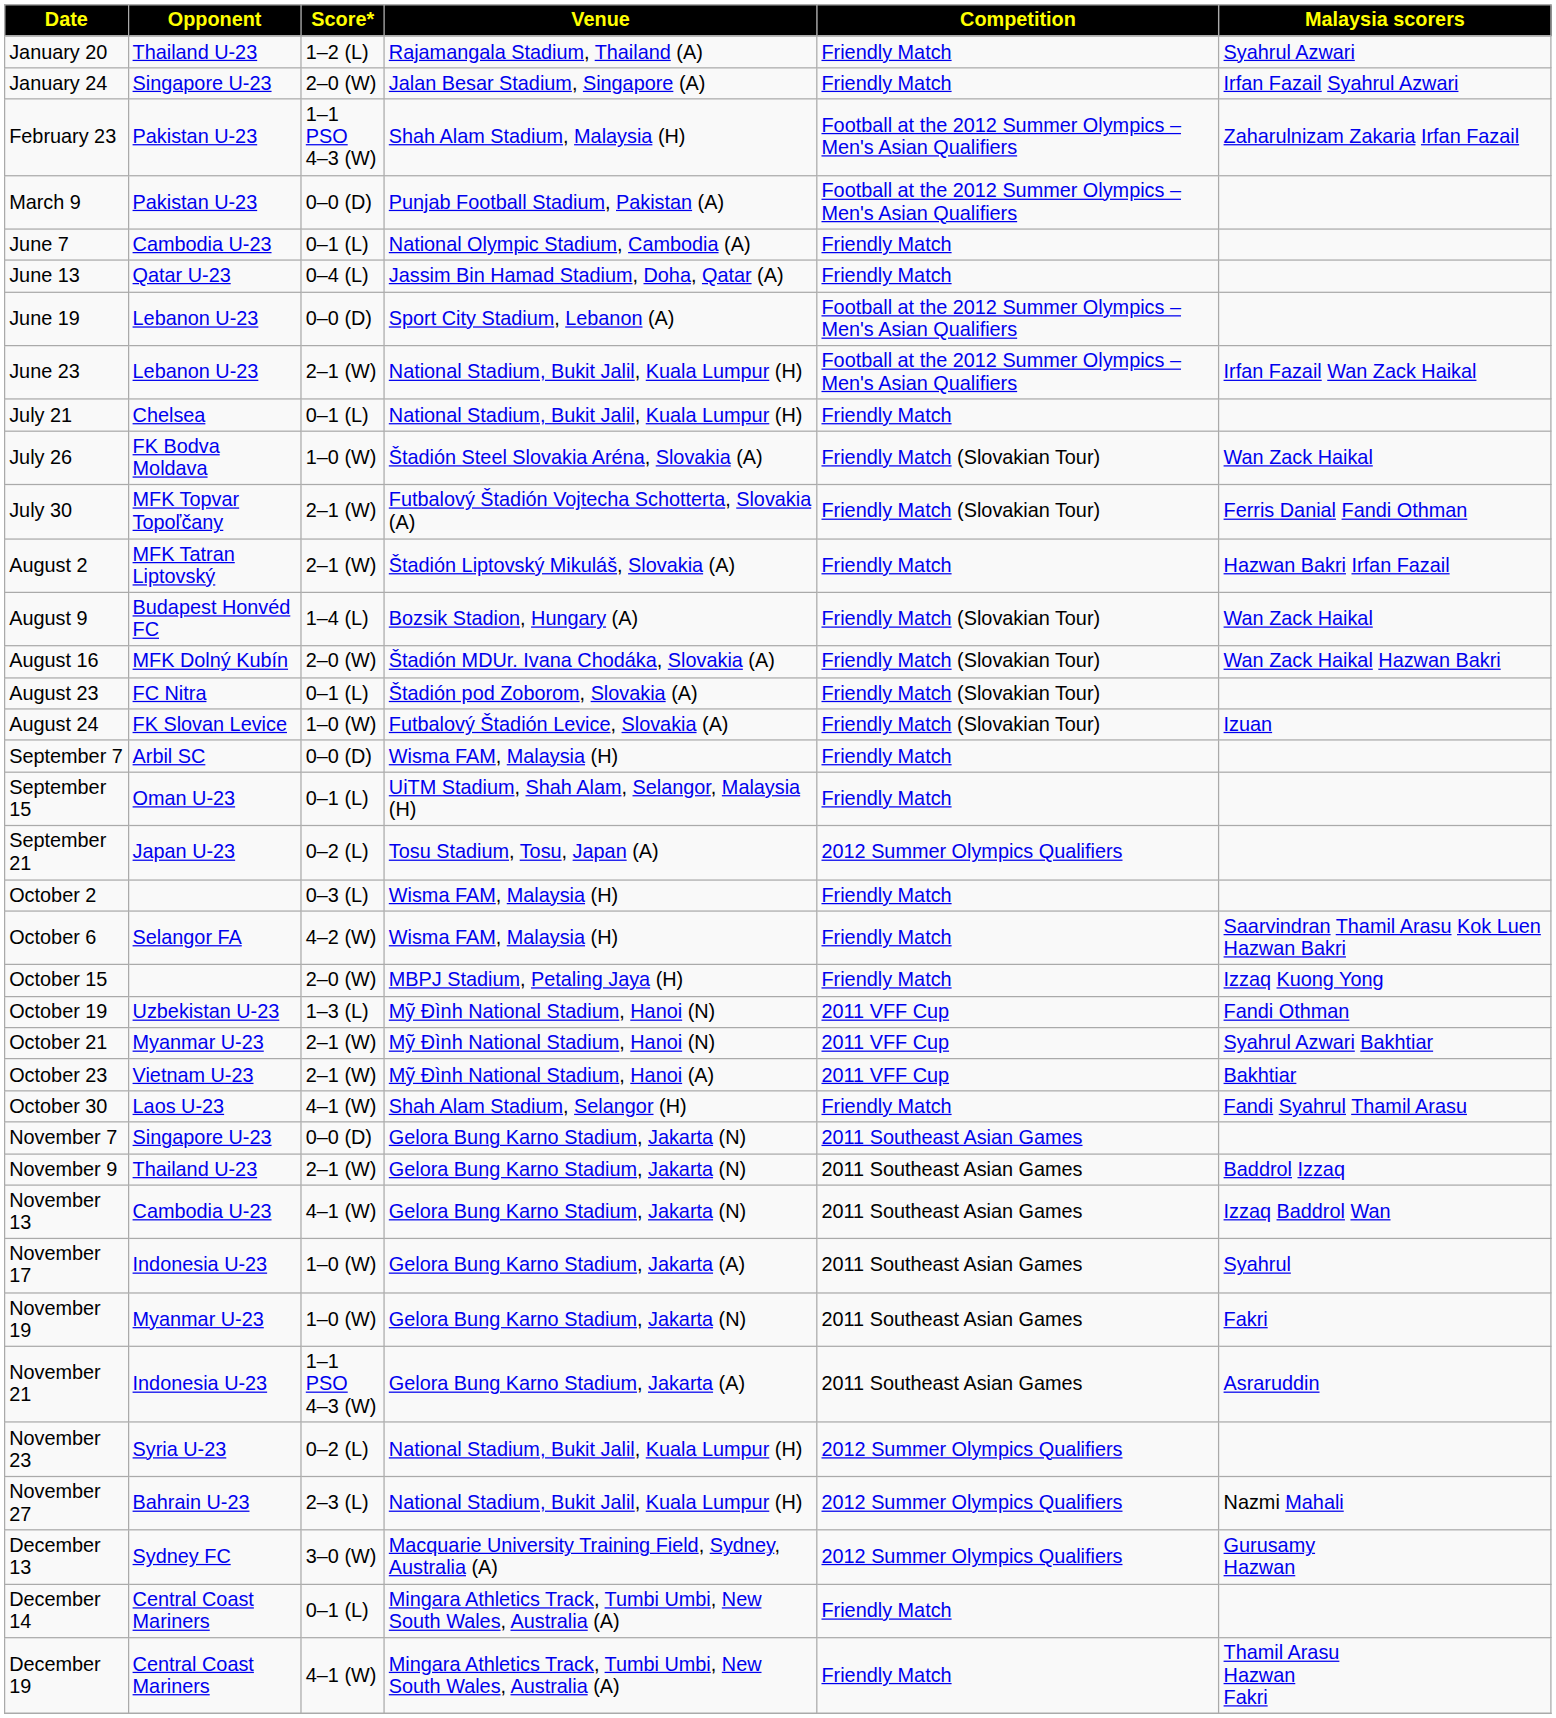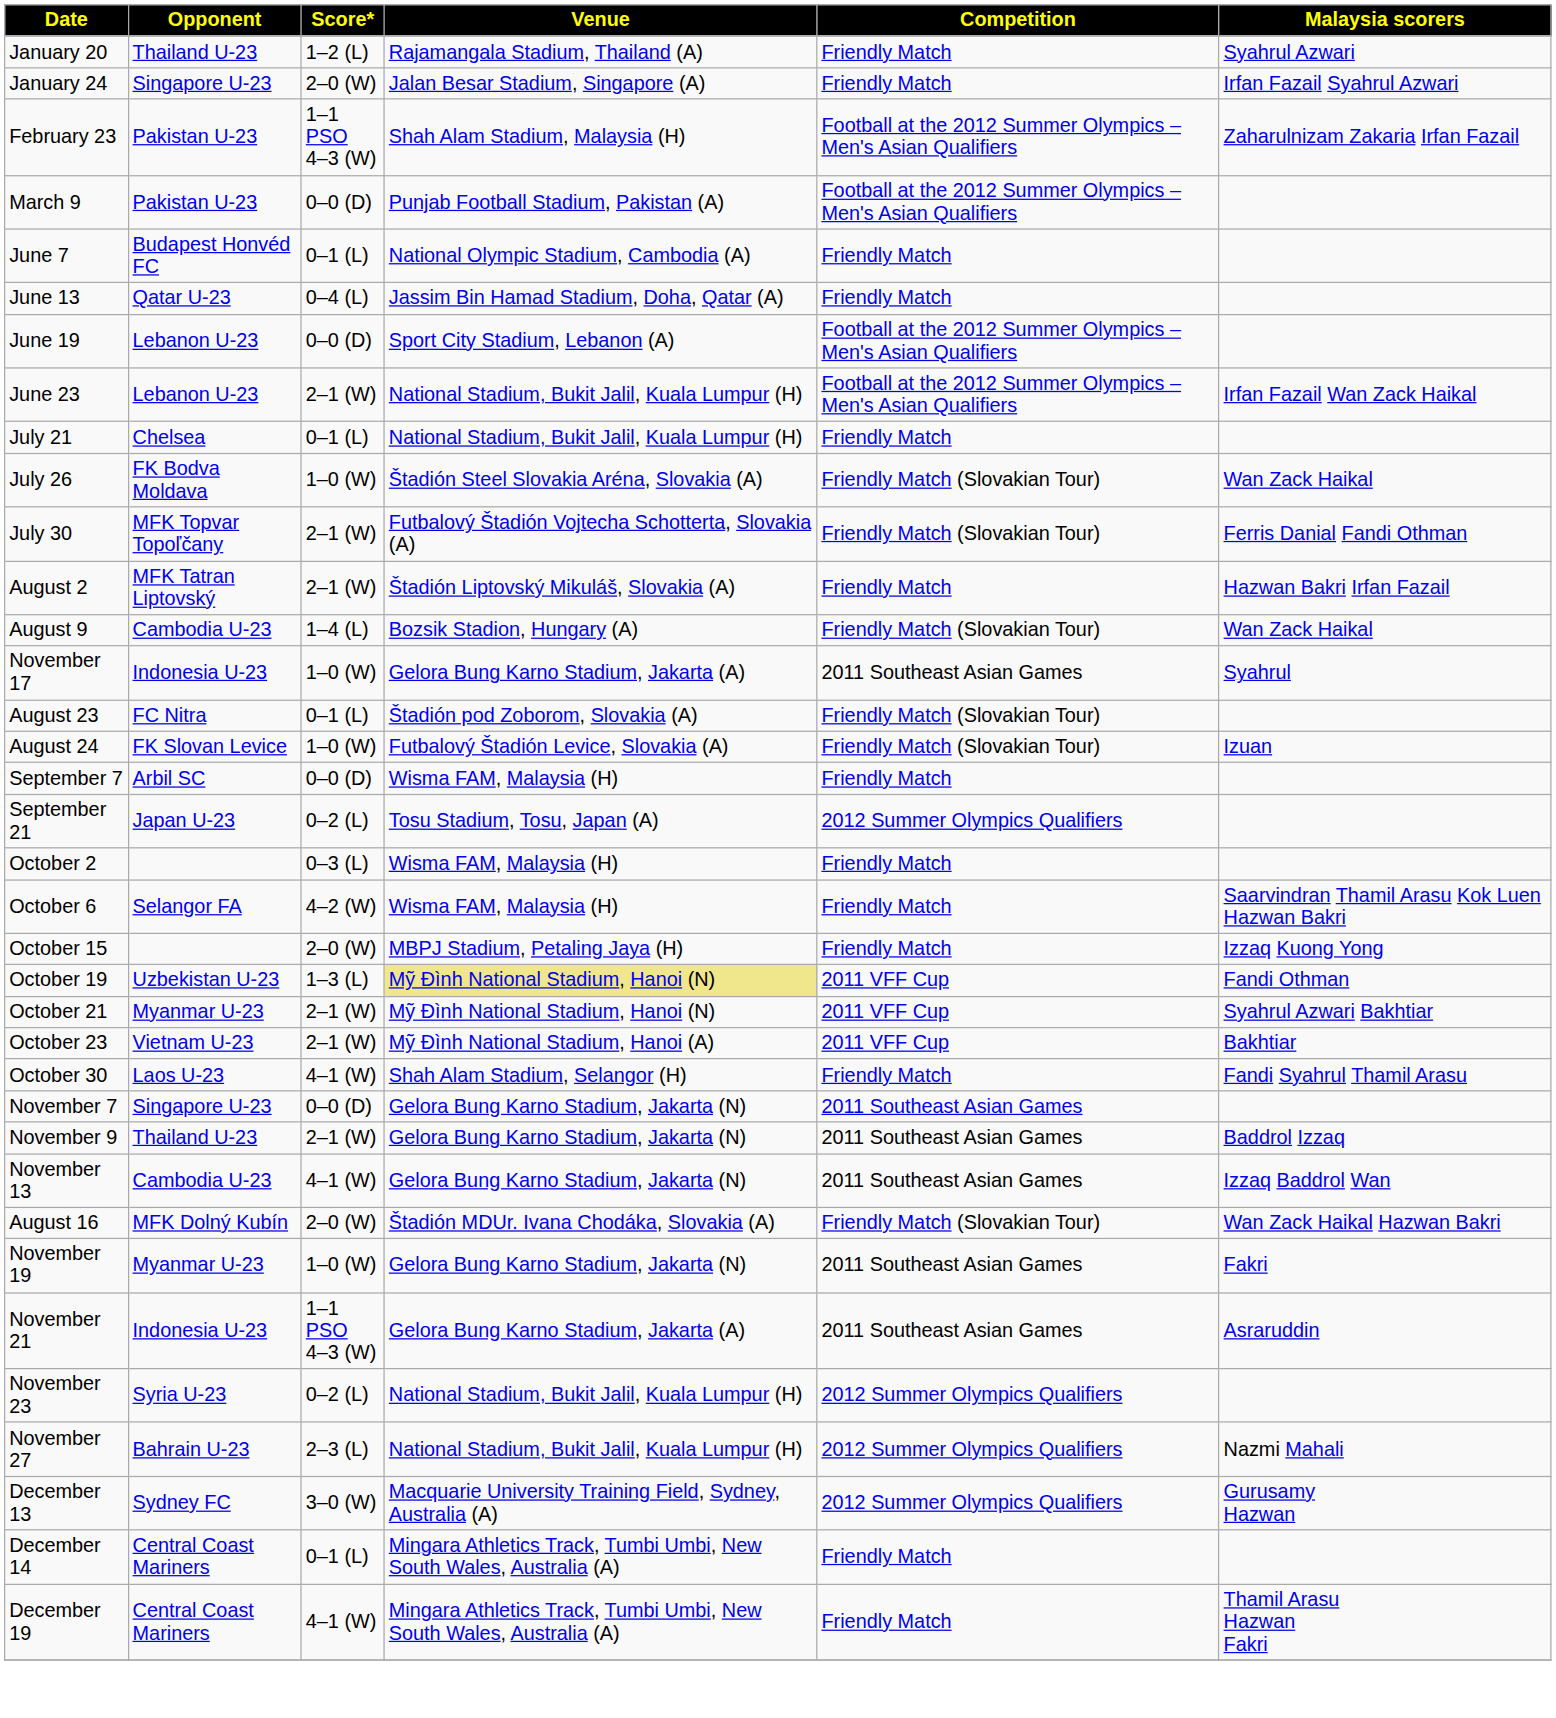(202, 244) Cambodia U-23 -> (211, 255) Budapest Honvéd FC
(211, 618) Budapest Honvéd FC -> (202, 630) Cambodia U-23
rows swapped: (54, 661) <-> (55, 1265)
- row: (58, 798)
(552, 1011) no background -> (552, 980) khaki background
